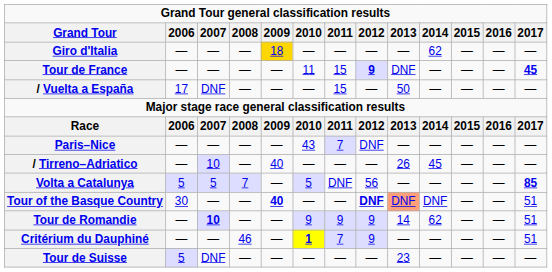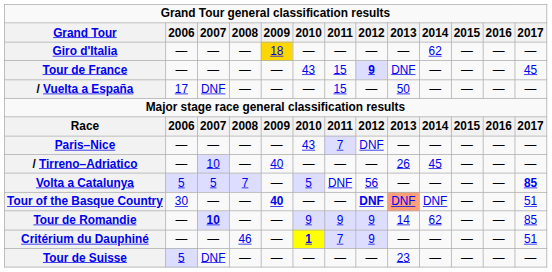(309, 70) 11 -> (309, 70) 43
(531, 70) bold -> (531, 70) normal
(531, 220) 51 -> (531, 220) 85
